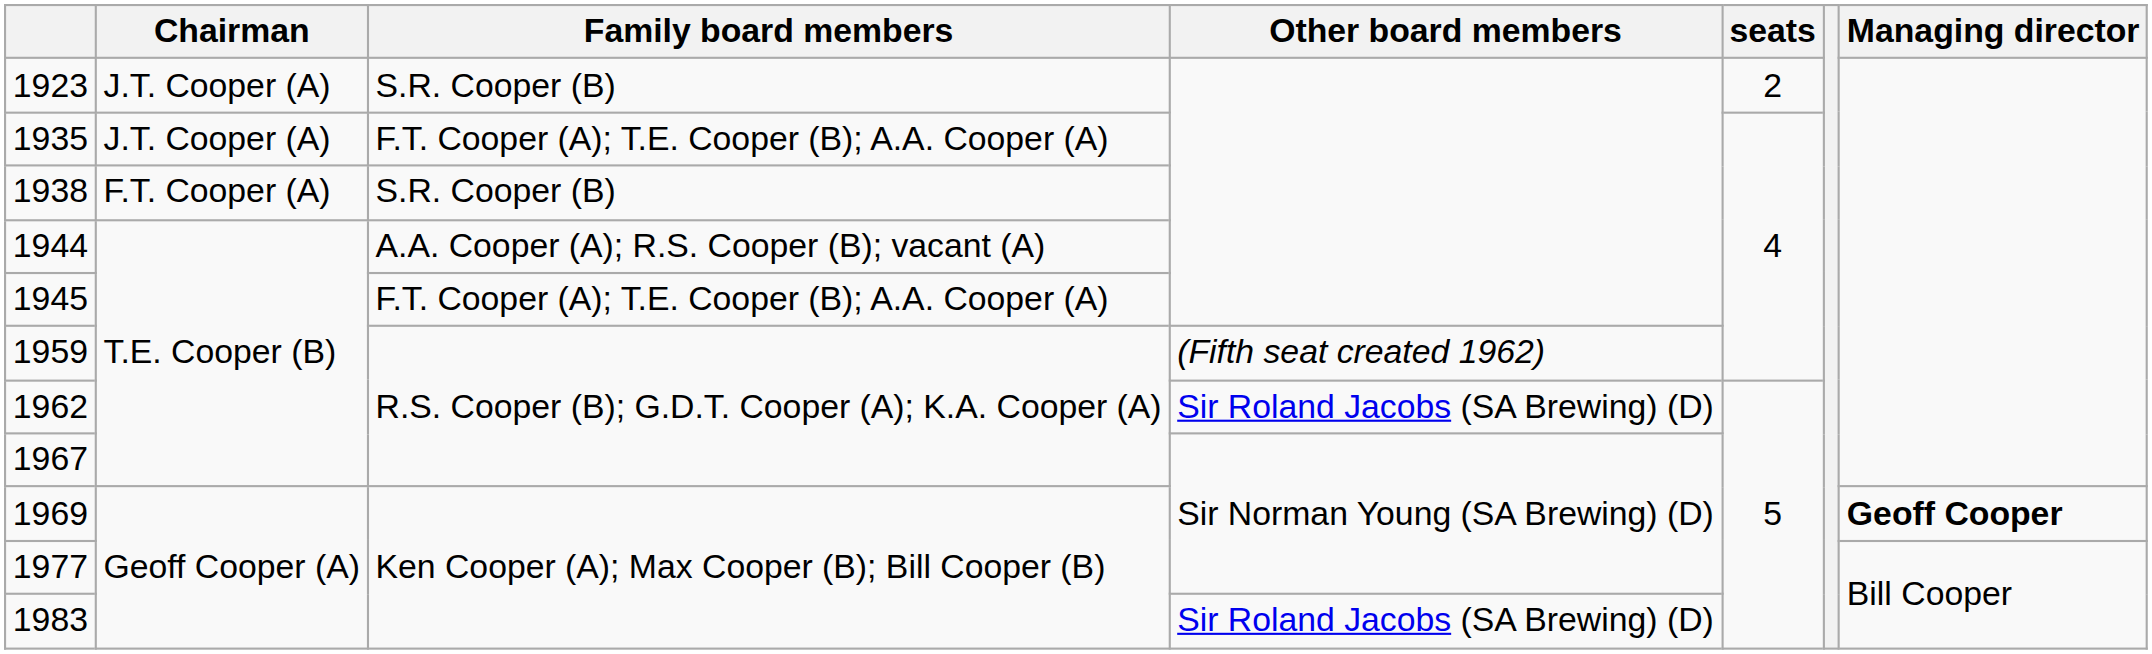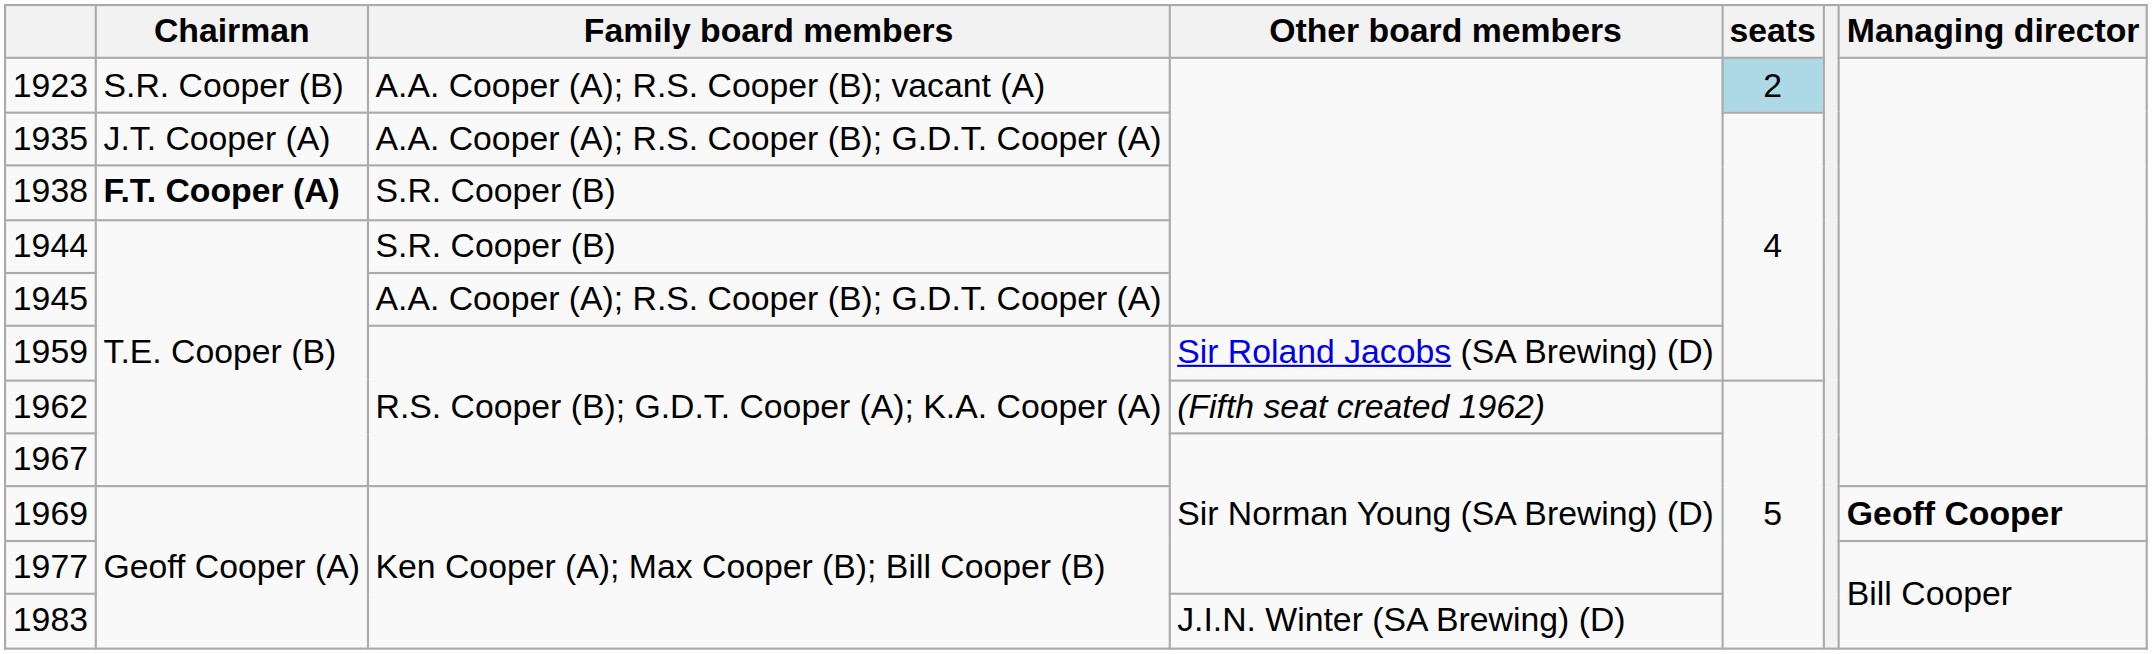(217, 84) J.T. Cooper (A) -> (224, 84) S.R. Cooper (B)
(496, 84) S.R. Cooper (B) -> (710, 84) A.A. Cooper (A); R.S. Cooper (B); vacant (A)
(1773, 84) no background -> (1773, 84) lightblue background
(742, 138) F.T. Cooper (A); T.E. Cooper (B); A.A. Cooper (A) -> (769, 138) A.A. Cooper (A); R.S. Cooper (B); G.D.T. Cooper (A)
(217, 191) normal -> (222, 191) bold
(710, 245) A.A. Cooper (A); R.S. Cooper (B); vacant (A) -> (496, 245) S.R. Cooper (B)
(742, 298) F.T. Cooper (A); T.E. Cooper (B); A.A. Cooper (A) -> (769, 298) A.A. Cooper (A); R.S. Cooper (B); G.D.T. Cooper (A)
(1361, 352) (Fifth seat created 1962) -> (1445, 352) Sir Roland Jacobs (SA Brewing) (D)
(1445, 406) Sir Roland Jacobs (SA Brewing) (D) -> (1361, 406) (Fifth seat created 1962)
(1445, 620) Sir Roland Jacobs (SA Brewing) (D) -> (1401, 620) J.I.N. Winter (SA Brewing) (D)
